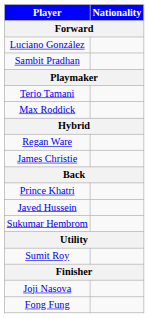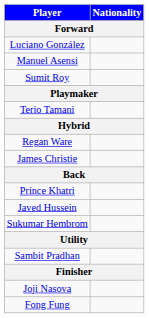+ row: (47, 61)
rows swapped: (47, 61) <-> (47, 256)
- row: (47, 110)
